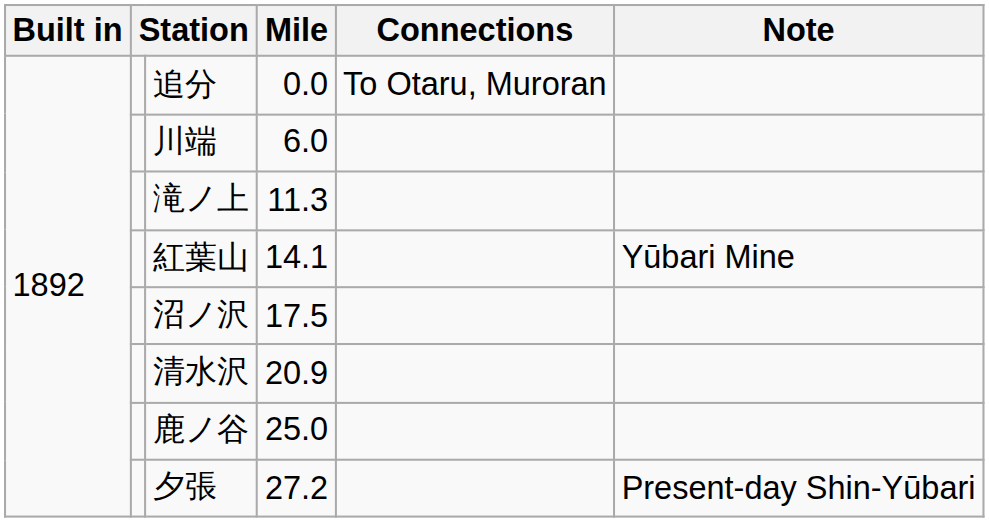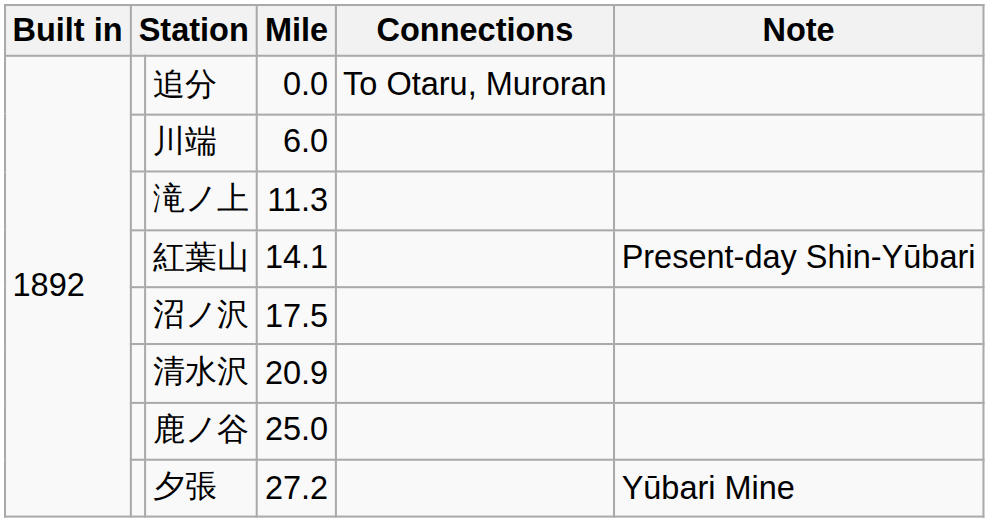(708, 257) Yūbari Mine -> (799, 257) Present-day Shin-Yūbari
(799, 488) Present-day Shin-Yūbari -> (708, 488) Yūbari Mine
